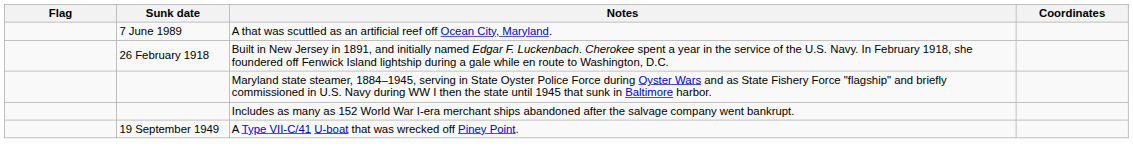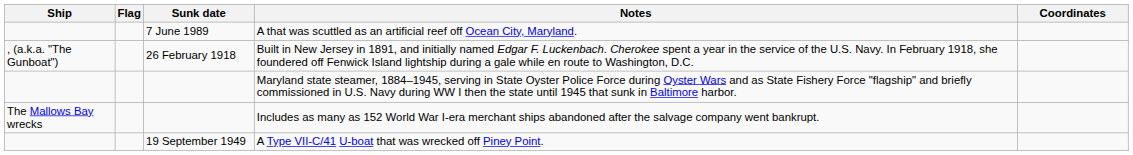+ column: (60, 13)
